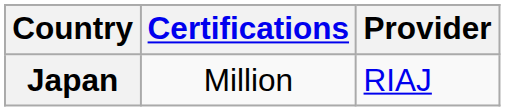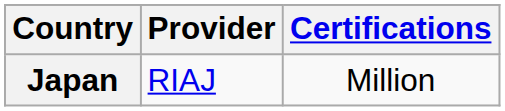columns swapped: (428, 29) <-> (248, 29)
